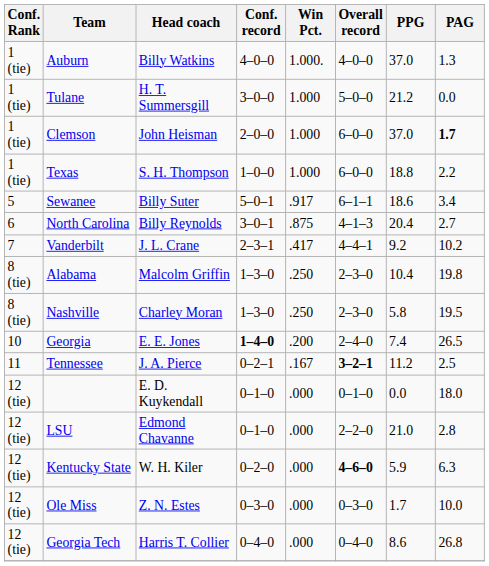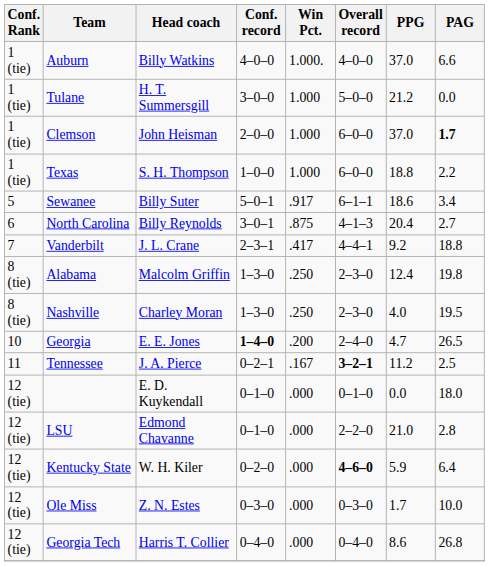(447, 60) 1.3 -> (447, 60) 6.6
(450, 245) 10.2 -> (450, 245) 18.8
(401, 275) 10.4 -> (401, 275) 12.4
(398, 312) 5.8 -> (398, 312) 4.0
(398, 341) 7.4 -> (398, 341) 4.7
(447, 467) 6.3 -> (447, 467) 6.4
